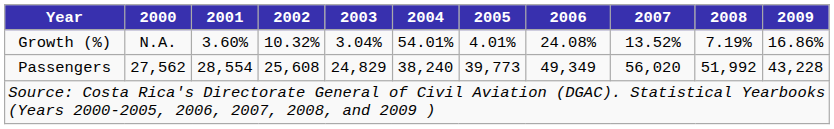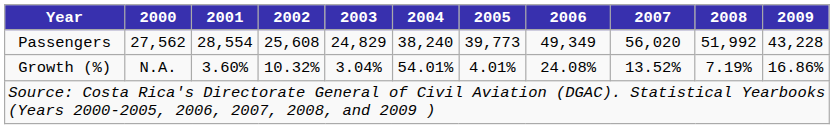rows swapped: (65, 68) <-> (65, 42)
